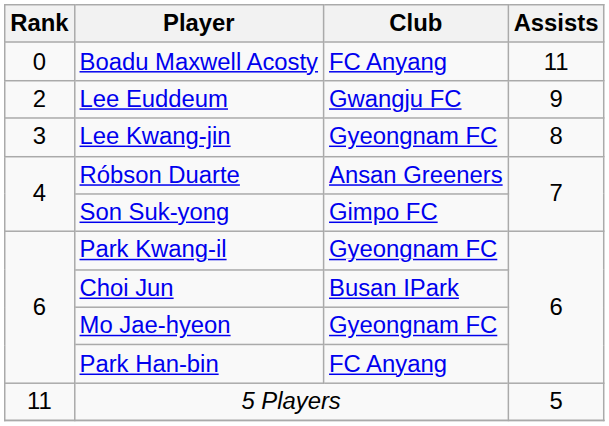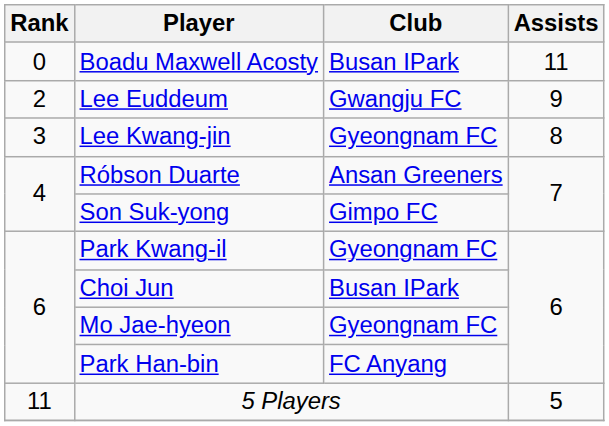(388, 61) FC Anyang -> (394, 61) Busan IPark
